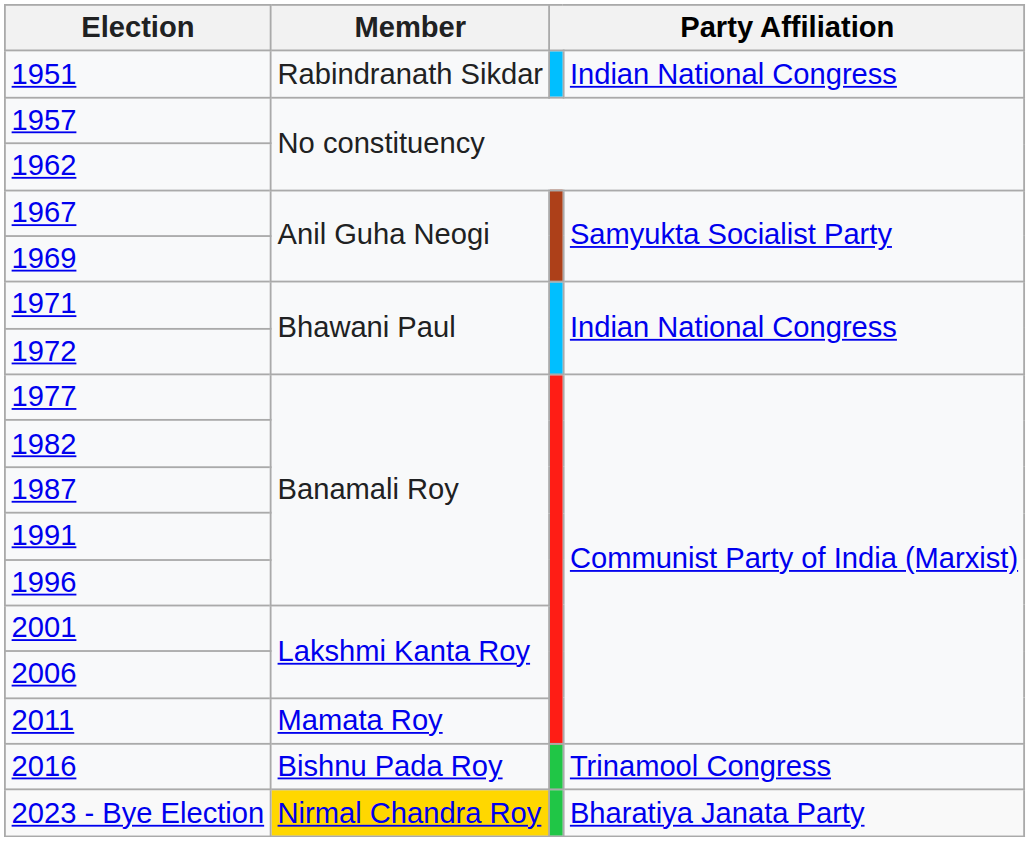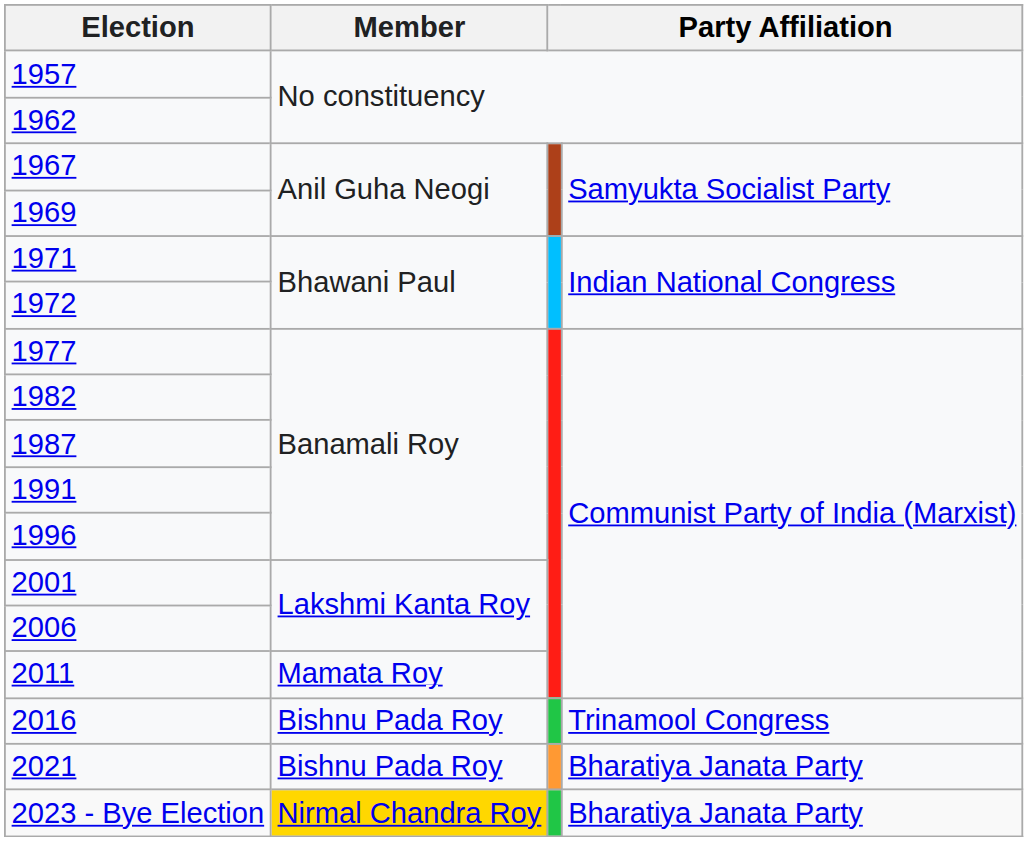- row: (44, 73)
+ row: (44, 766)
